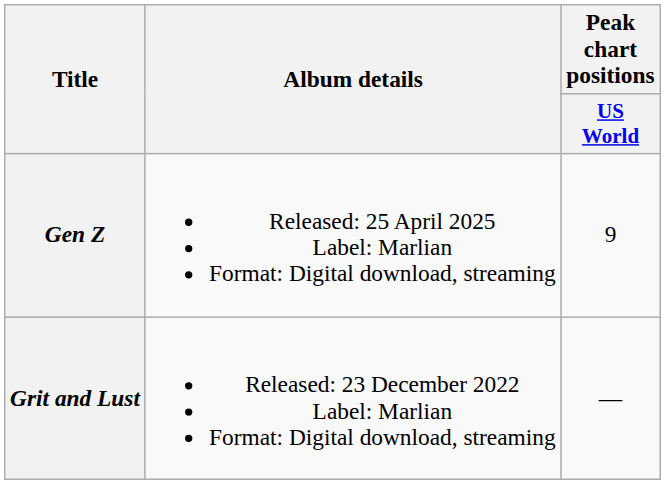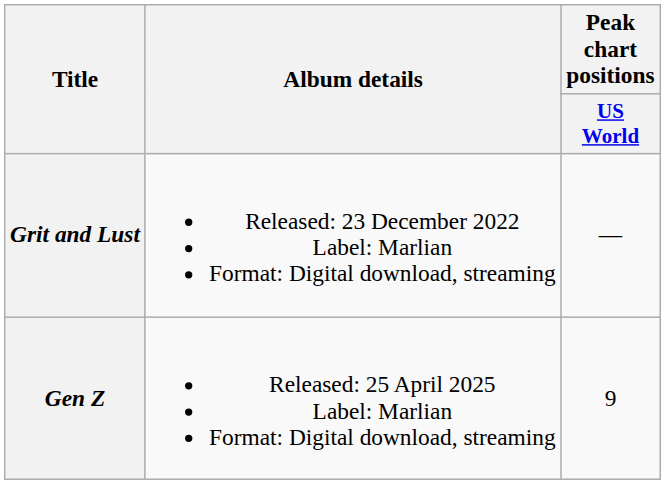rows swapped: (75, 397) <-> (75, 234)
